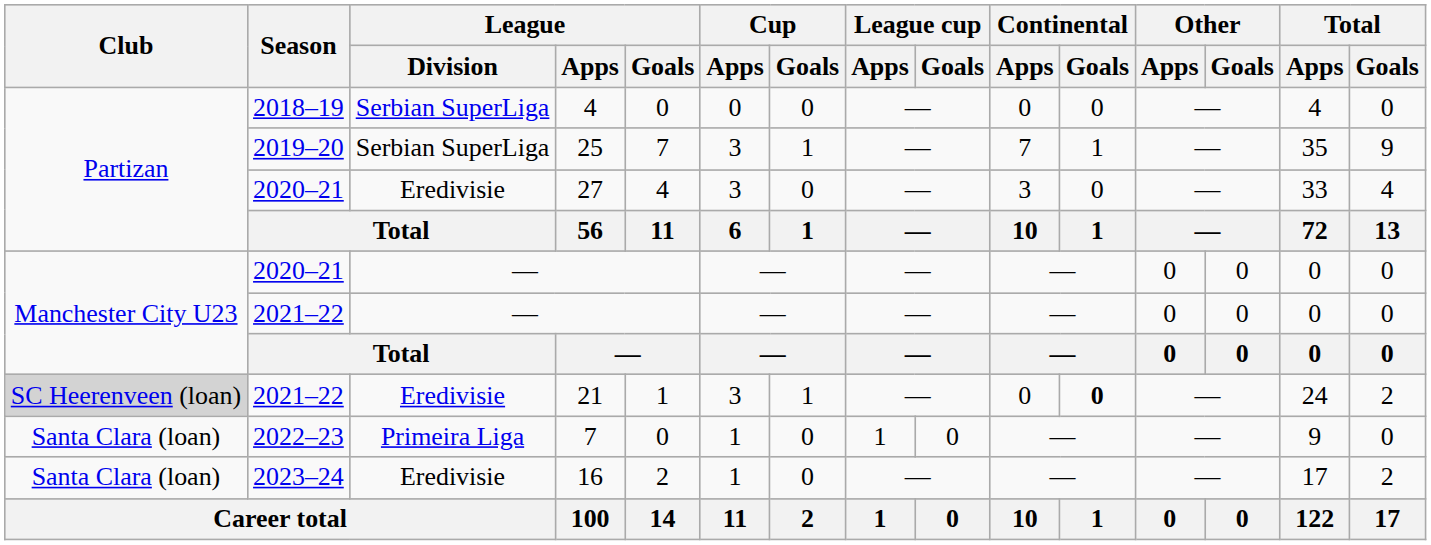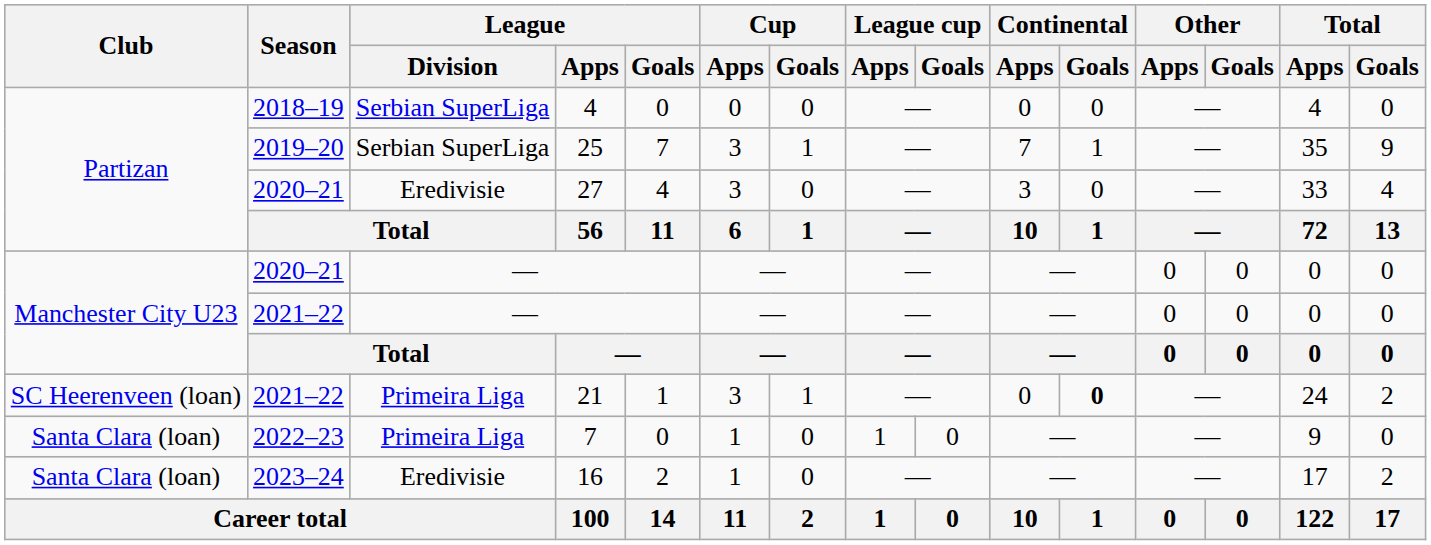(126, 395) lightgrey background -> (126, 395) no background
(453, 395) Eredivisie -> (453, 395) Primeira Liga
